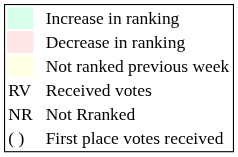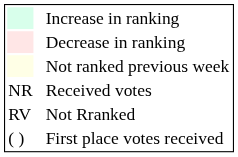(20, 90) RV -> (20, 90) NR
(20, 114) NR -> (20, 114) RV
